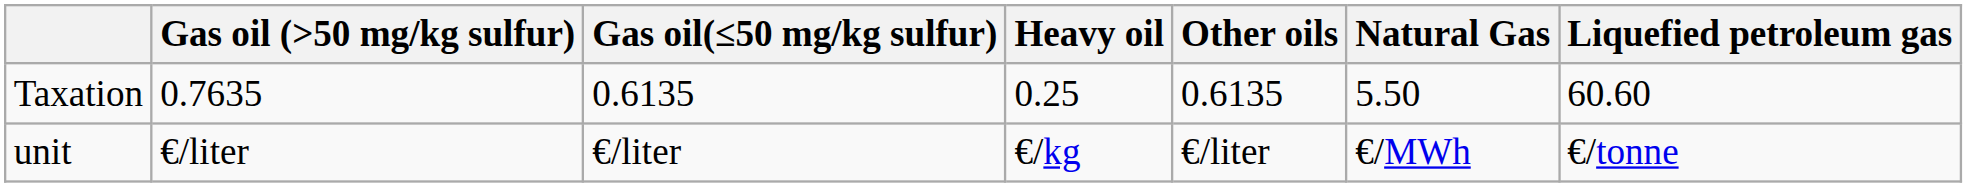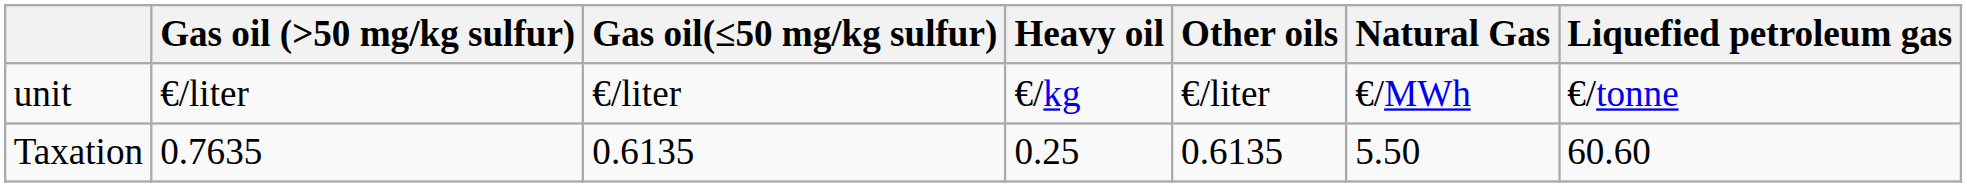rows swapped: (43, 151) <-> (78, 92)
